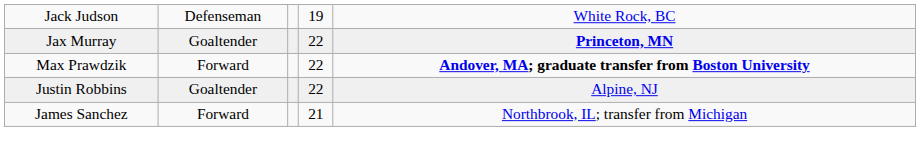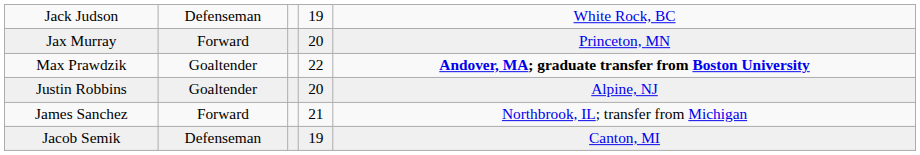(223, 41) Goaltender -> (223, 41) Forward
(316, 41) 22 -> (316, 41) 20
(625, 41) bold -> (625, 41) normal
(223, 65) Forward -> (223, 65) Goaltender
(316, 89) 22 -> (316, 89) 20
+ row: (81, 138)
